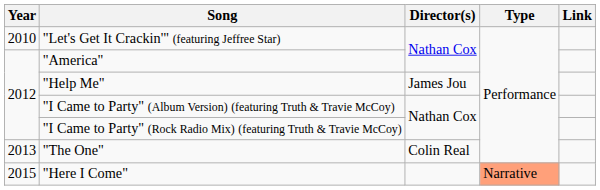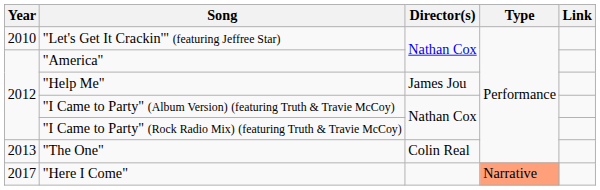(22, 173) 2015 -> (22, 173) 2017
